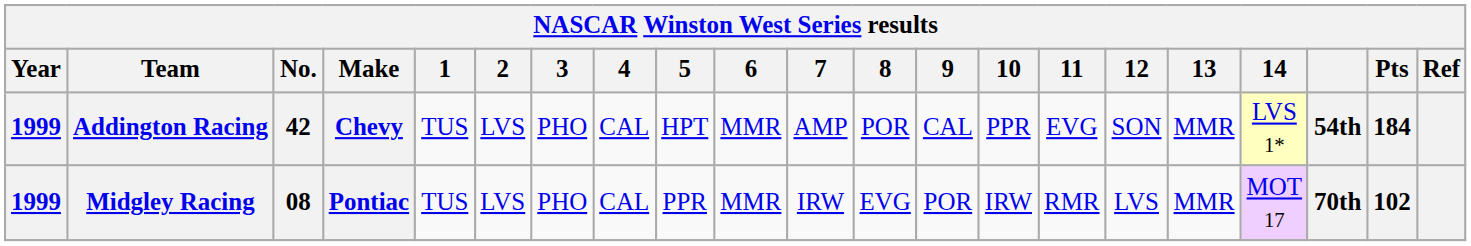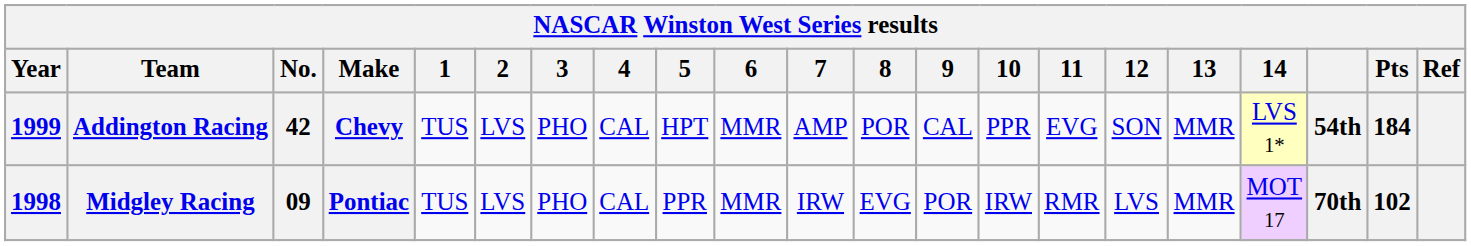(36, 202) 1999 -> (36, 202) 1998
(298, 202) 08 -> (298, 202) 09
